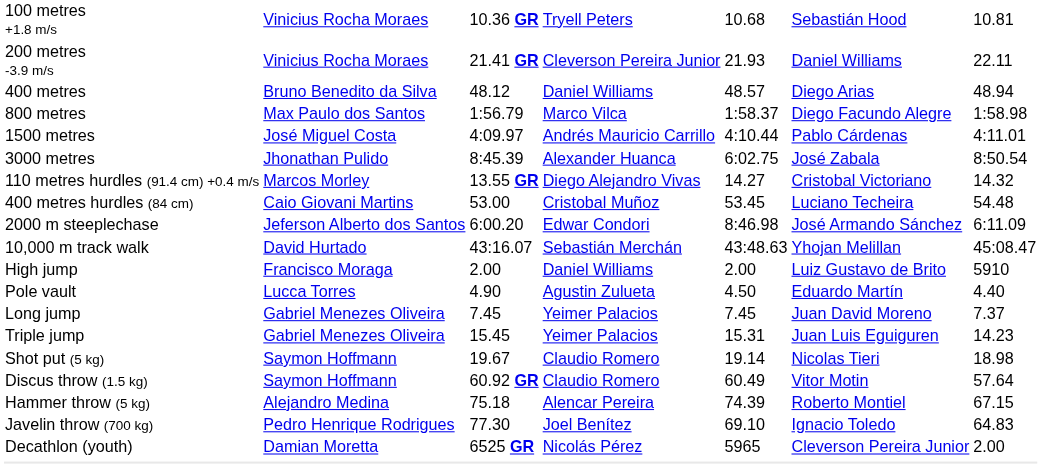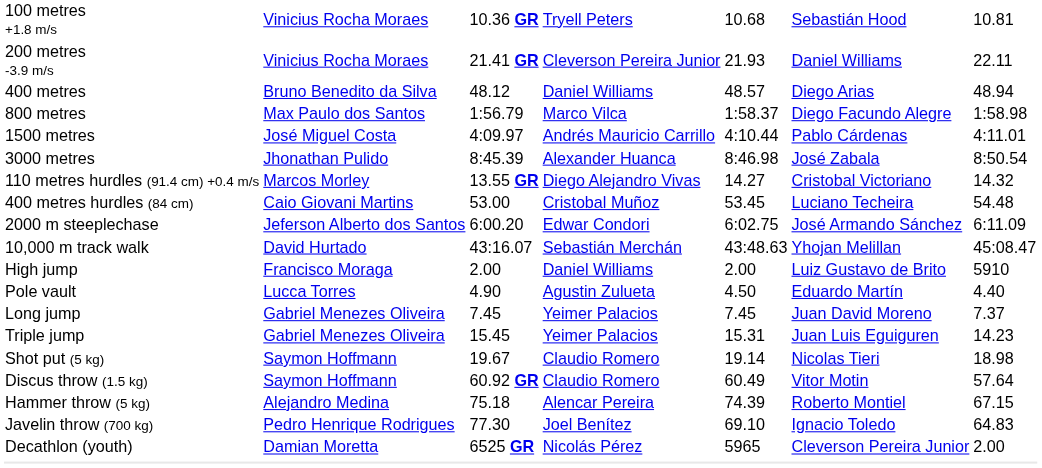(752, 158) 6:02.75 -> (752, 158) 8:46.98
(752, 225) 8:46.98 -> (752, 225) 6:02.75
